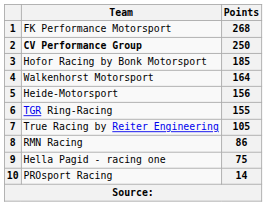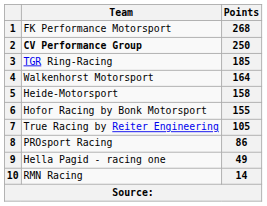(115, 62) Hofor Racing by Bonk Motorsport -> (68, 62) TGR Ring-Racing
(241, 95) 156 -> (241, 95) 158
(68, 111) TGR Ring-Racing -> (115, 111) Hofor Racing by Bonk Motorsport
(53, 144) RMN Racing -> (68, 144) PROsport Racing
(241, 160) 75 -> (241, 160) 49
(68, 176) PROsport Racing -> (53, 176) RMN Racing
